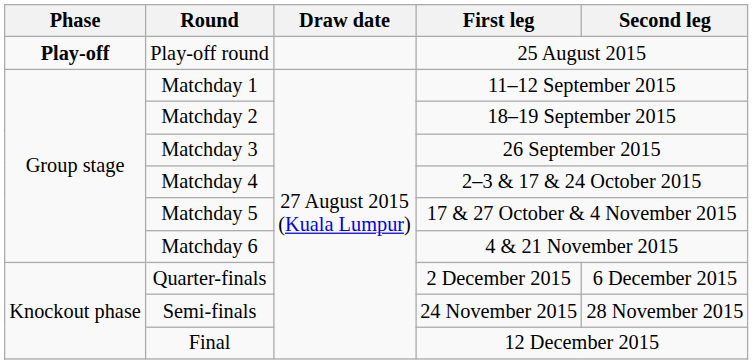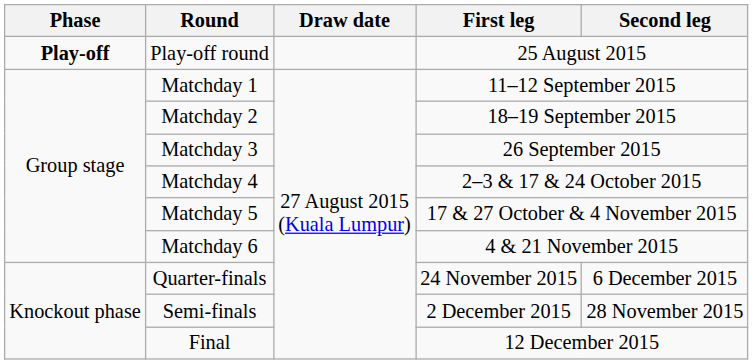(499, 278) 2 December 2015 -> (499, 278) 24 November 2015
(499, 310) 24 November 2015 -> (499, 310) 2 December 2015
